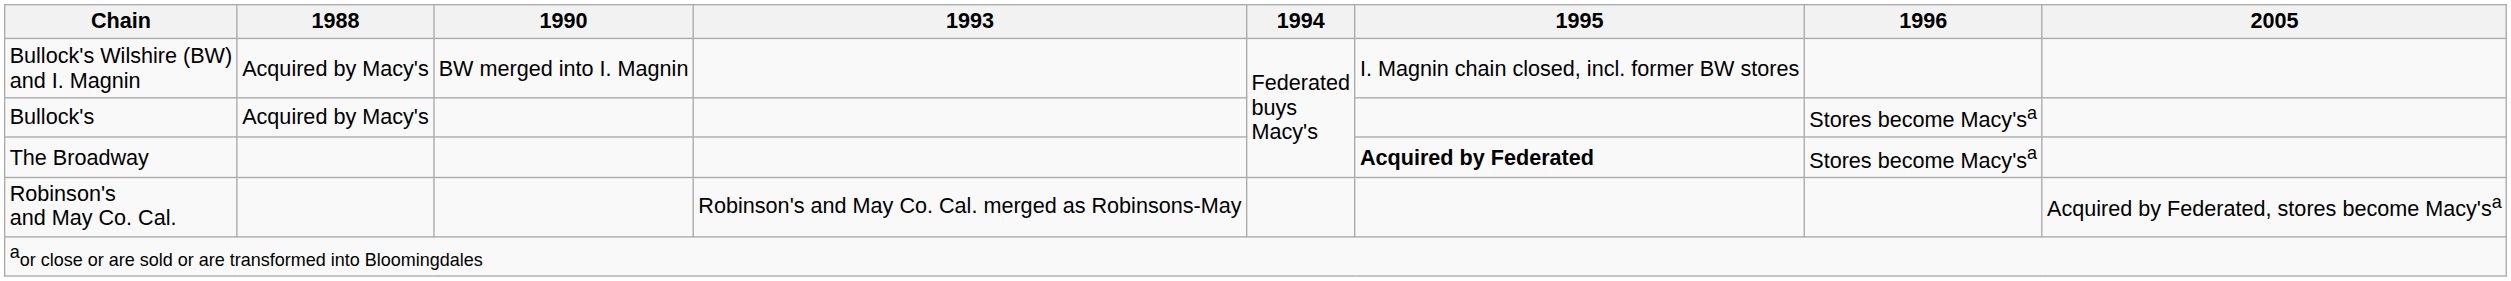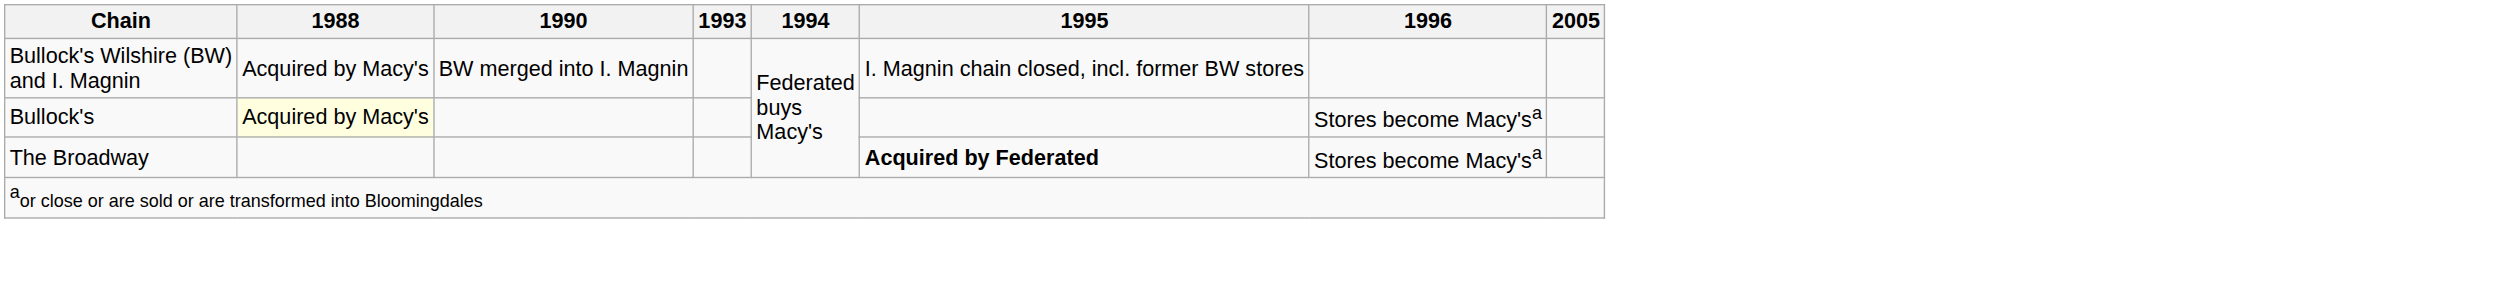(335, 117) no background -> (335, 117) lightyellow background
- row: (93, 206)
